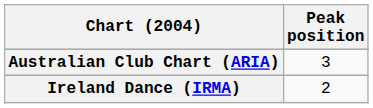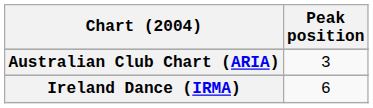(326, 89) 2 -> (326, 89) 6
